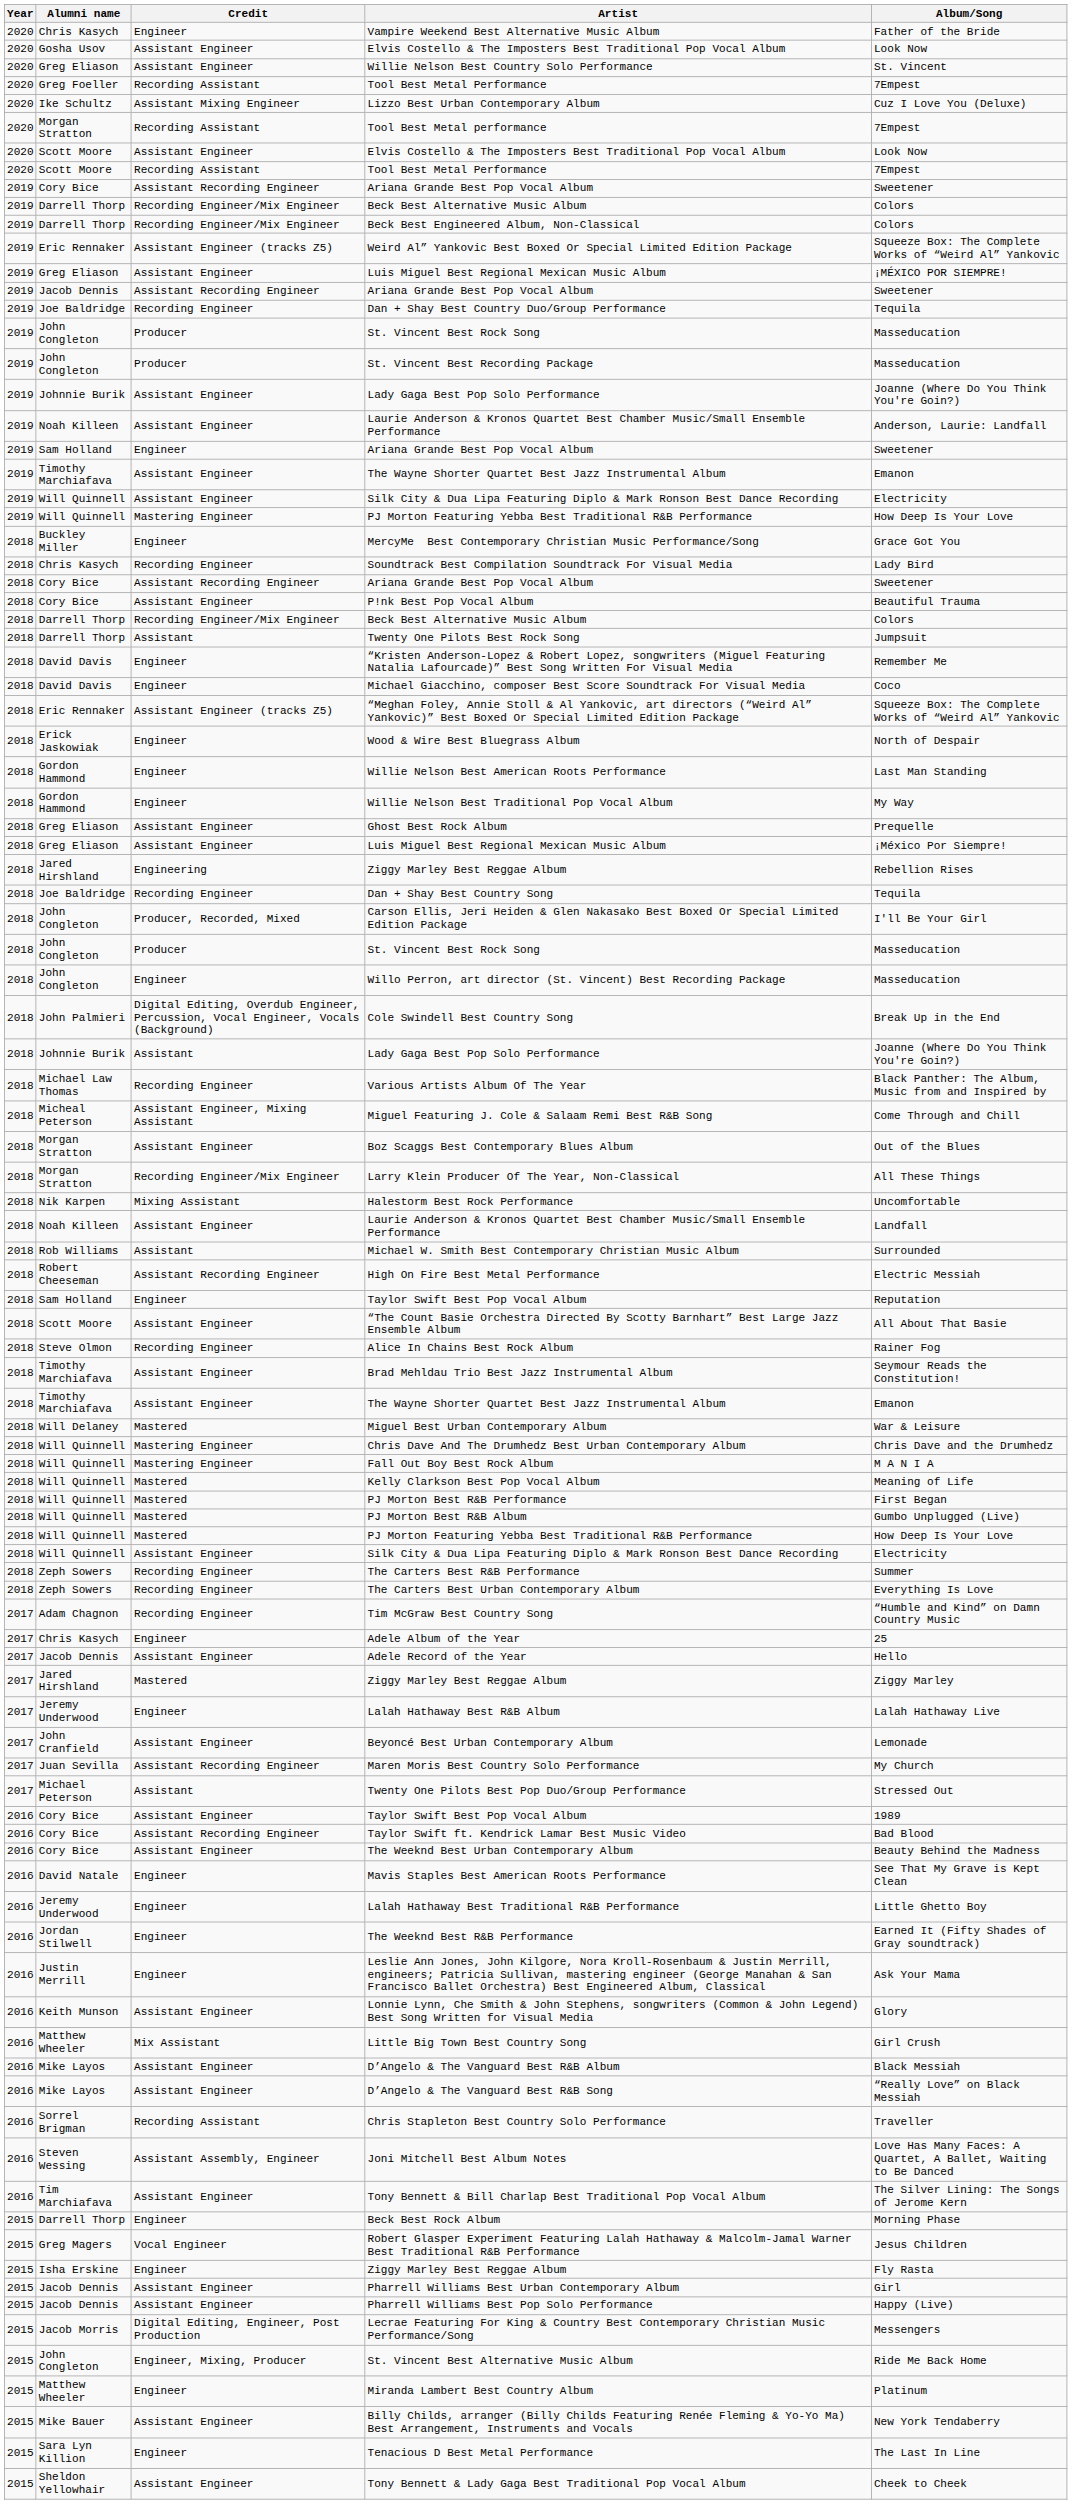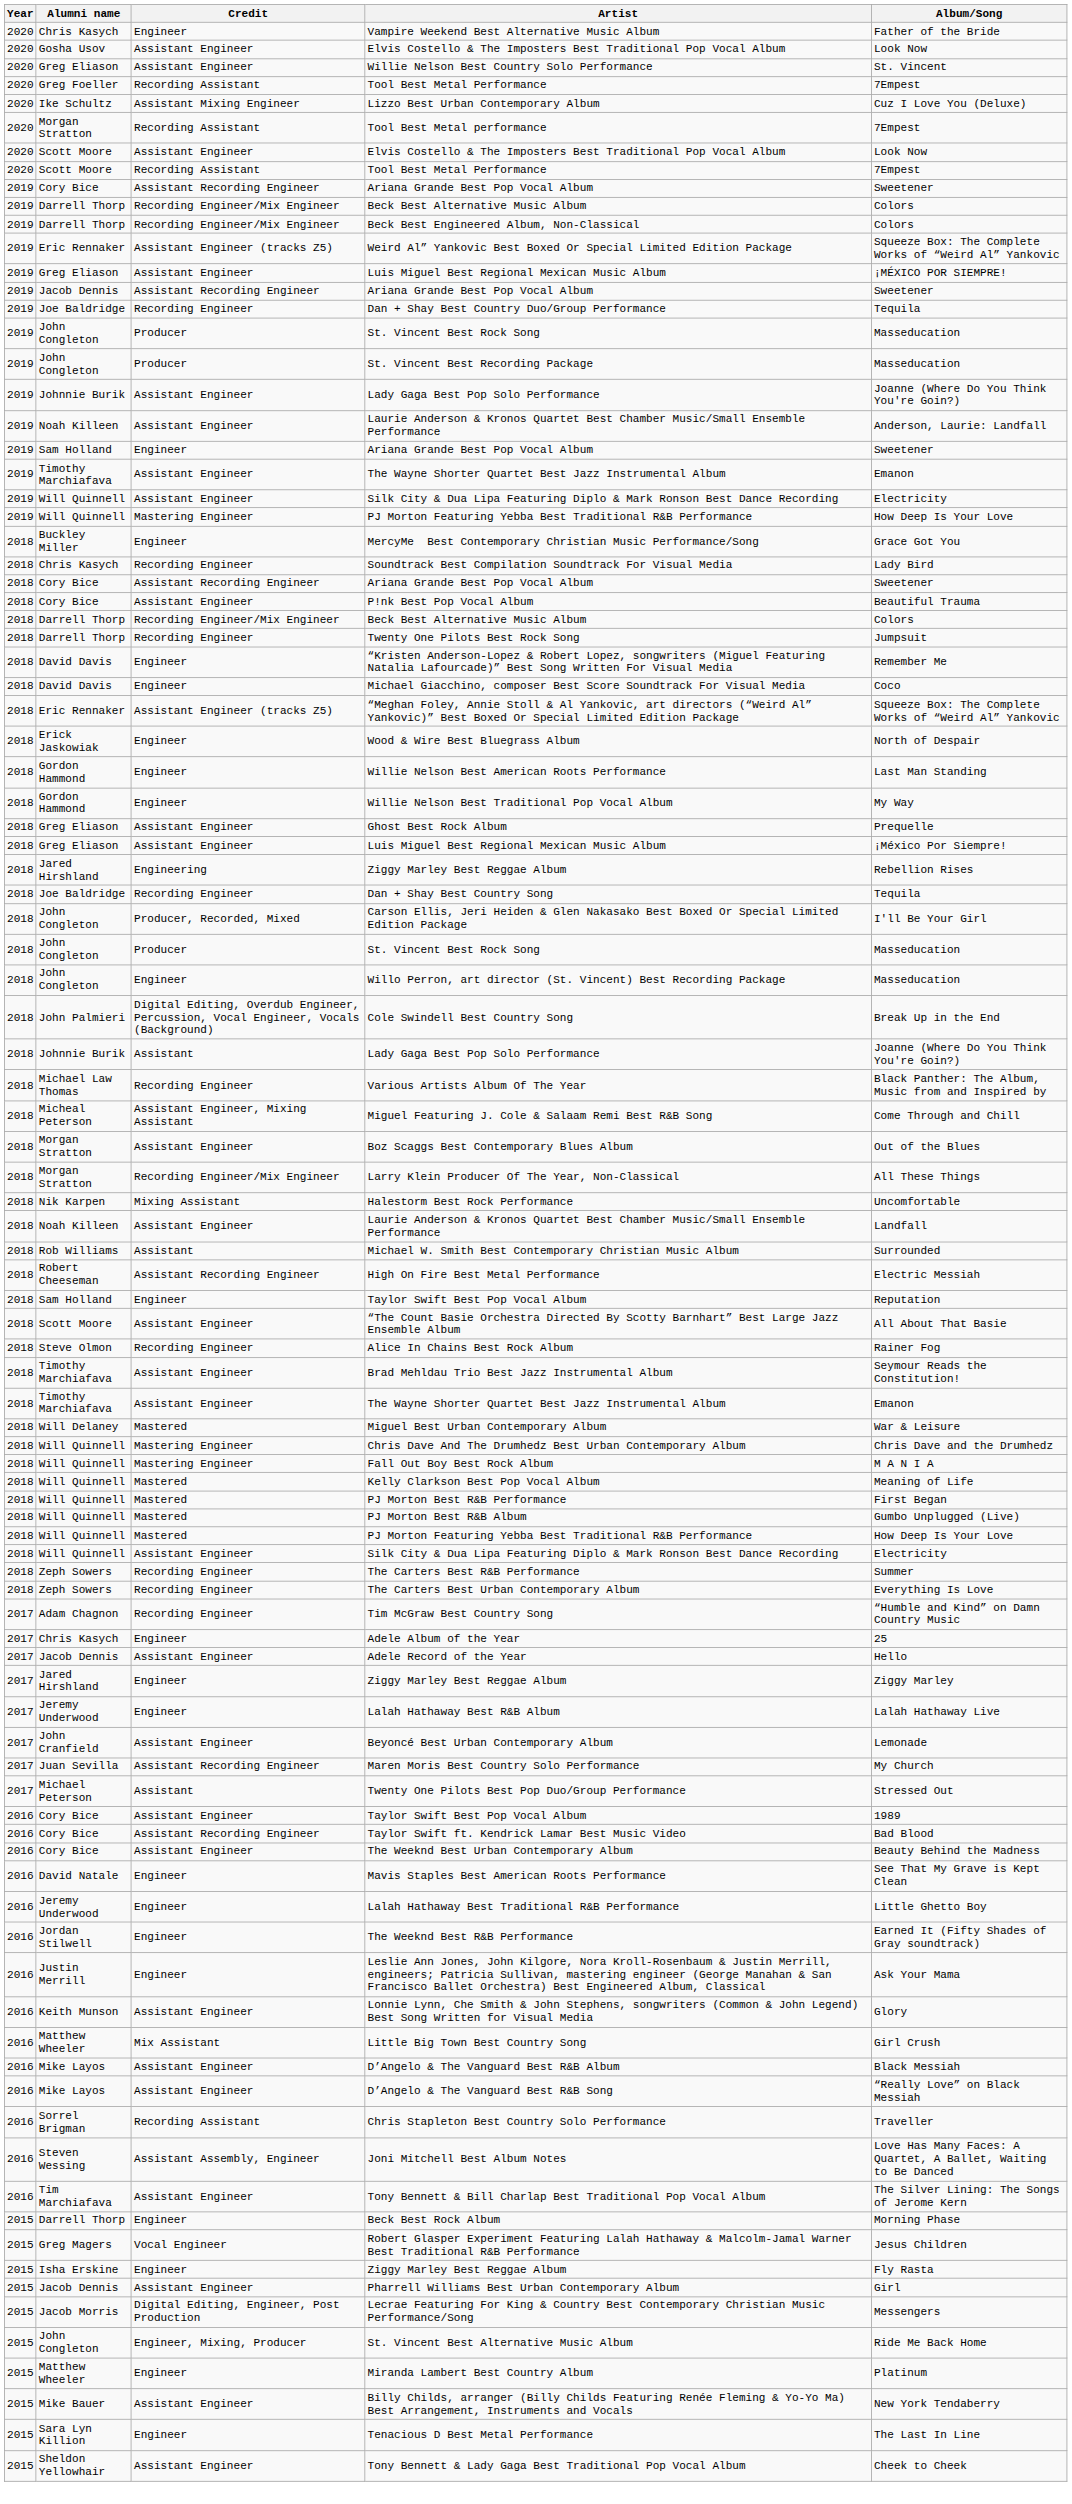(164, 638) Assistant -> (194, 638) Recording Engineer
(161, 1681) Mastered -> (161, 1681) Engineer
- row: (20, 2306)
